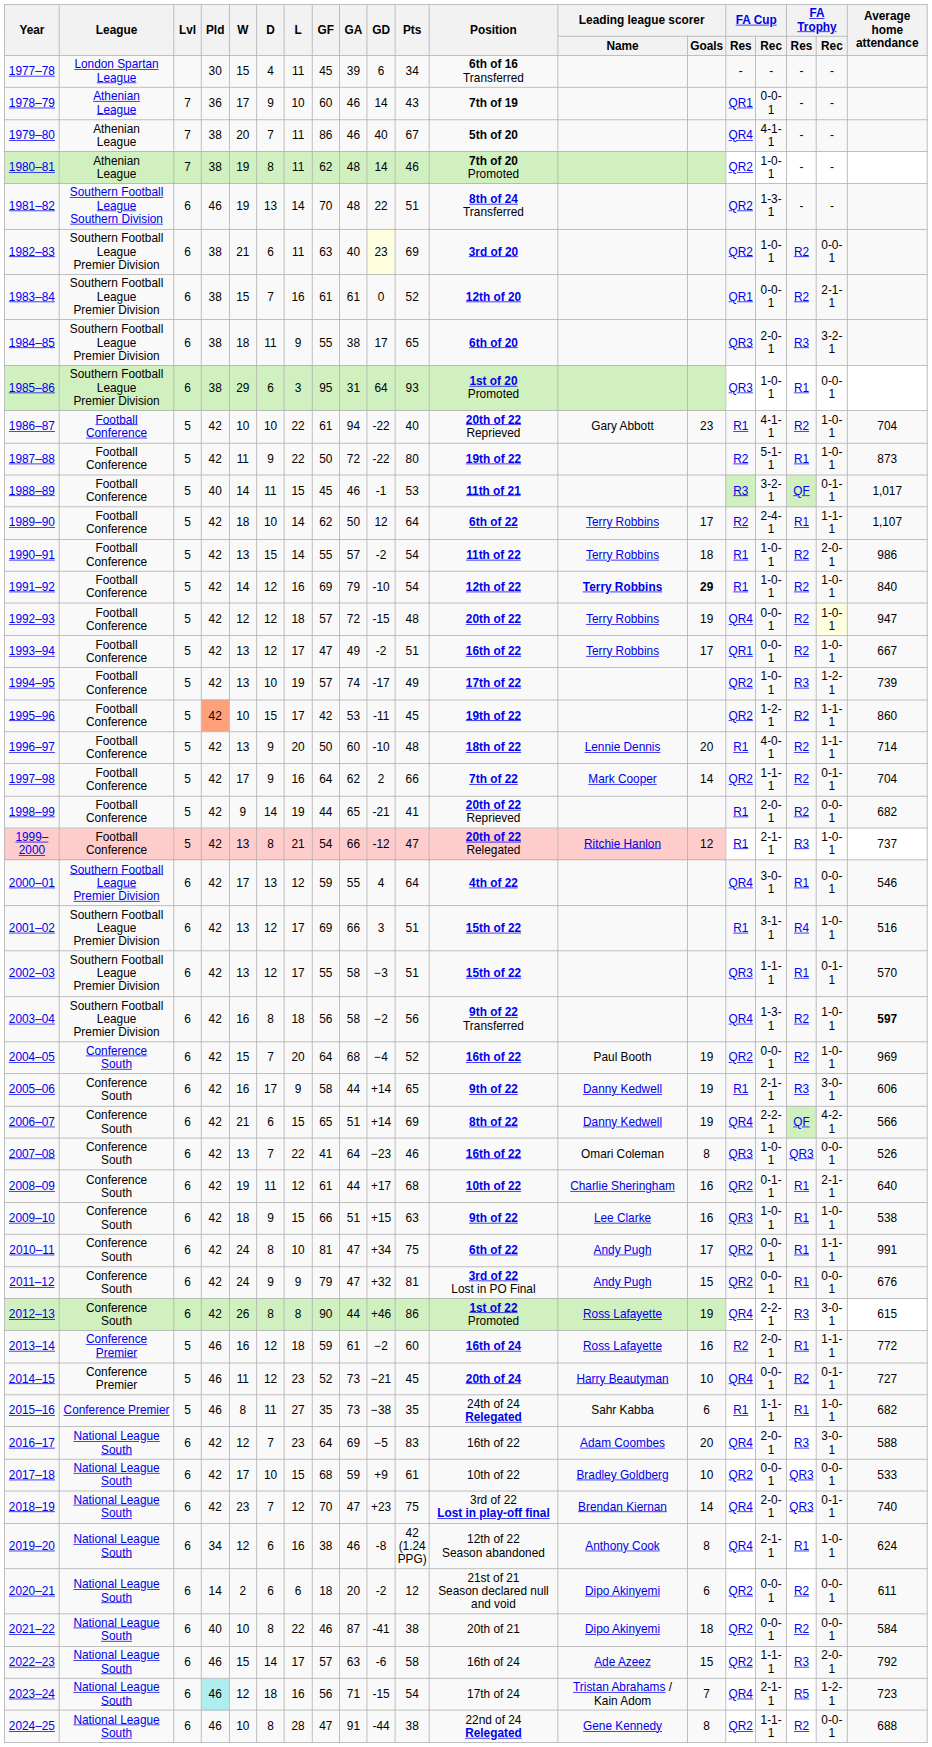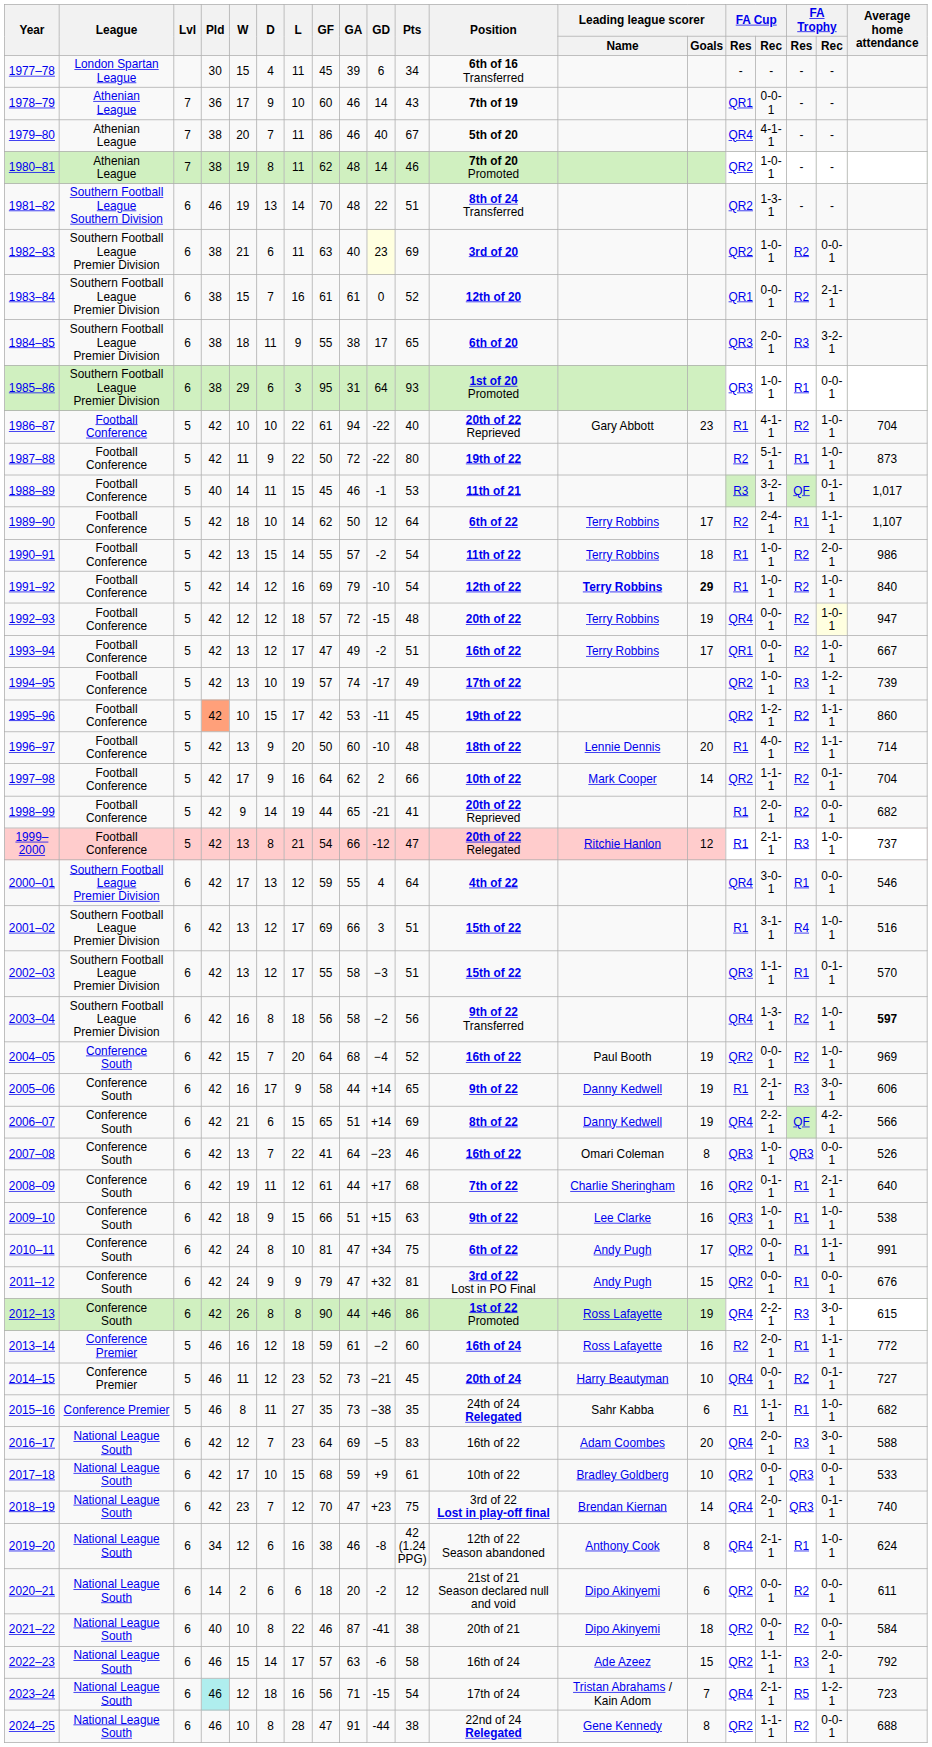(493, 779) 7th of 22 -> (493, 779) 10th of 22
(493, 1186) 10th of 22 -> (493, 1186) 7th of 22
